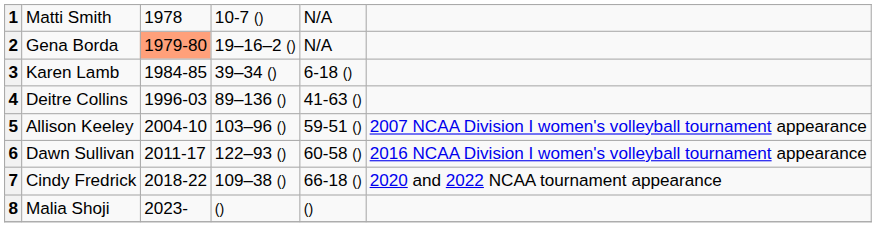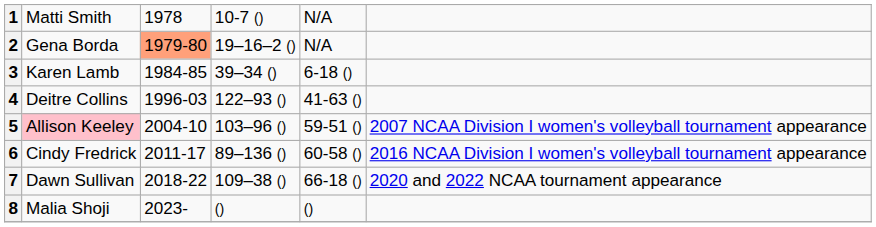(251, 99) 89–136 () -> (251, 99) 122–93 ()
(80, 126) no background -> (80, 126) pink background
(80, 153) Dawn Sullivan -> (81, 153) Cindy Fredrick
(251, 153) 122–93 () -> (251, 153) 89–136 ()
(81, 180) Cindy Fredrick -> (80, 180) Dawn Sullivan
